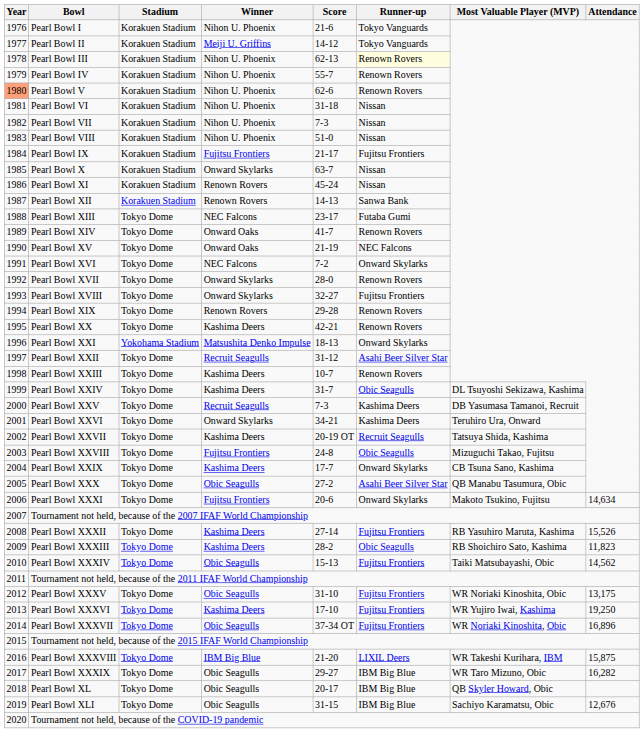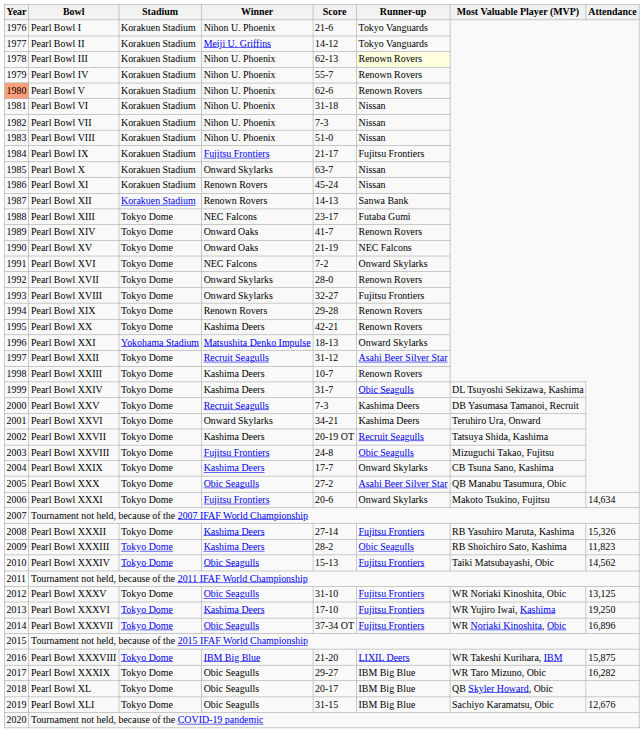(602, 531) 15,526 -> (602, 531) 15,326
(602, 594) 13,175 -> (602, 594) 13,125
